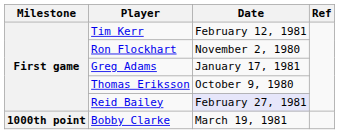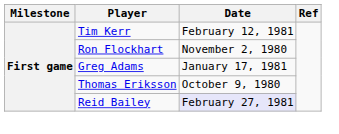- row: (131, 120)
